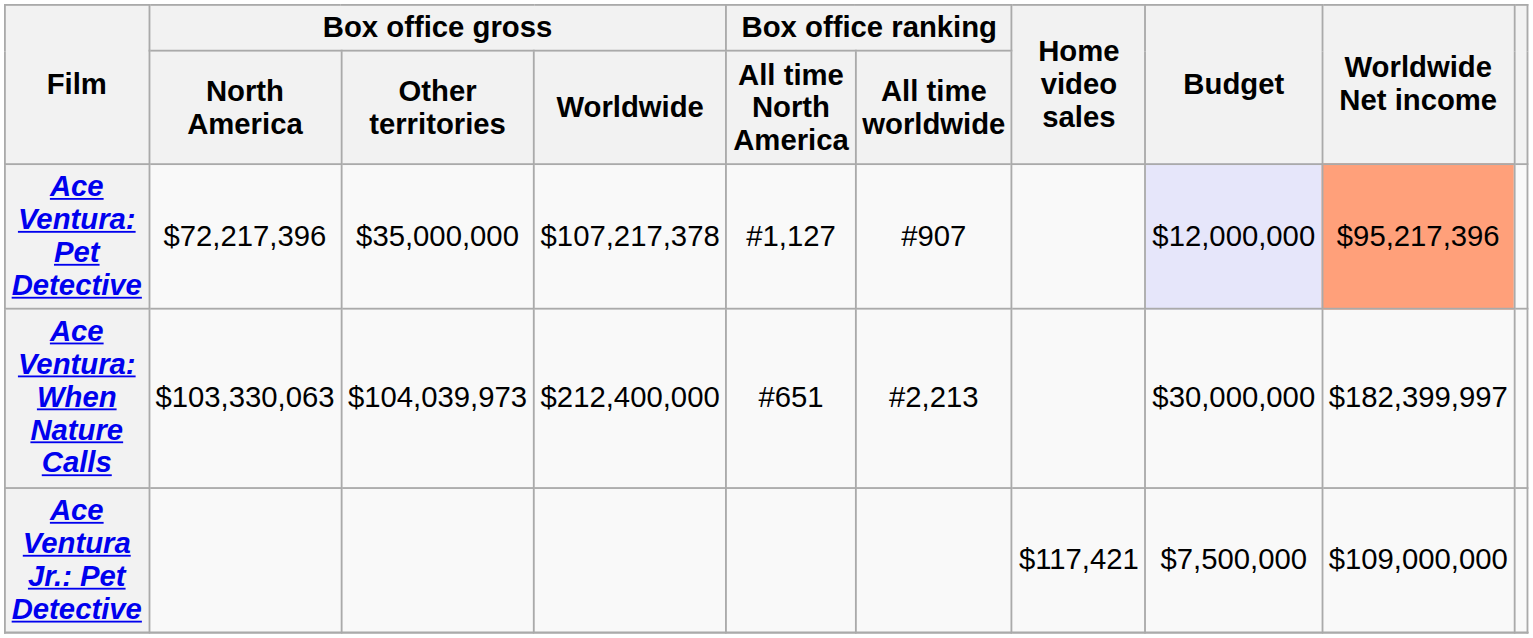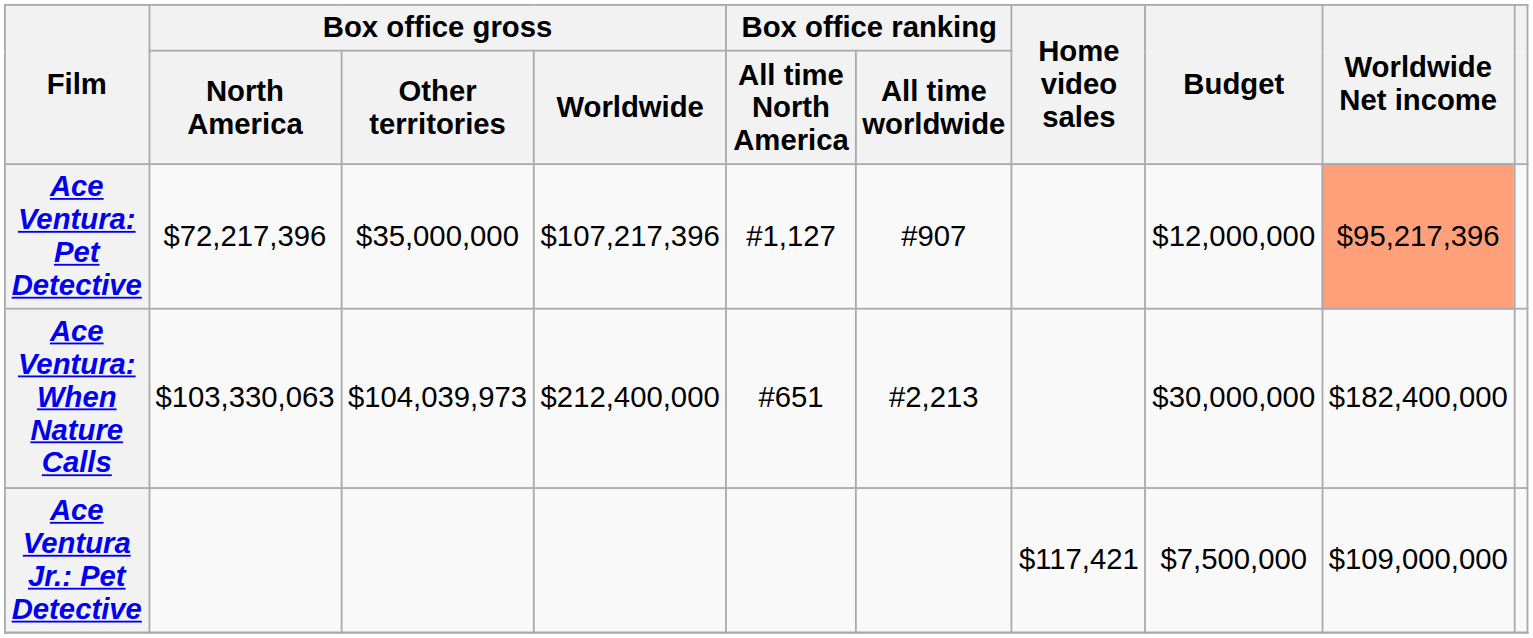(630, 235) $107,217,378 -> (630, 235) $107,217,396
(1234, 235) lavender background -> (1234, 235) no background
(1418, 397) $182,399,997 -> (1418, 397) $182,400,000
